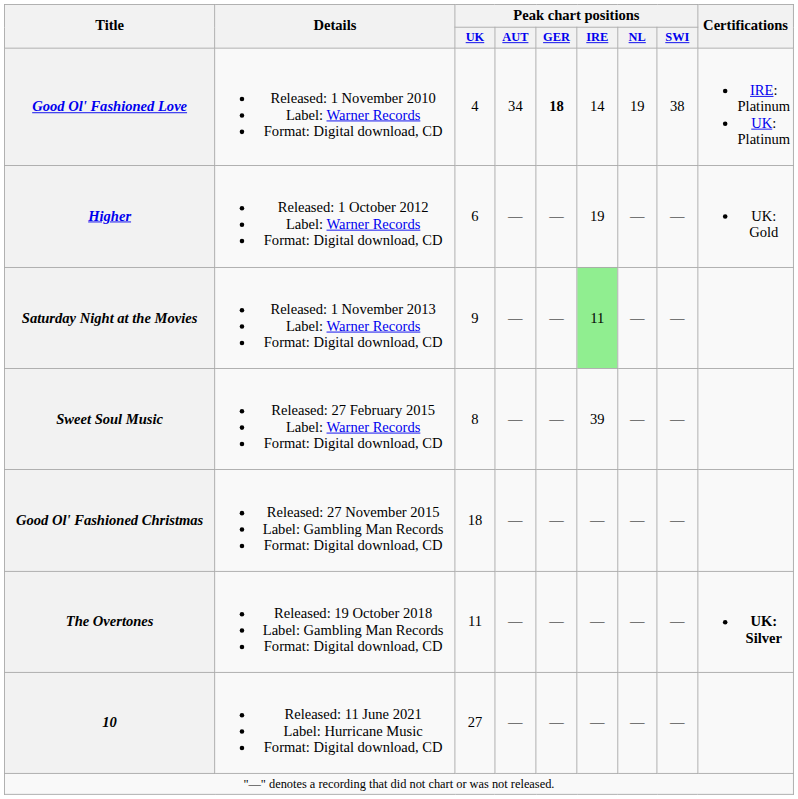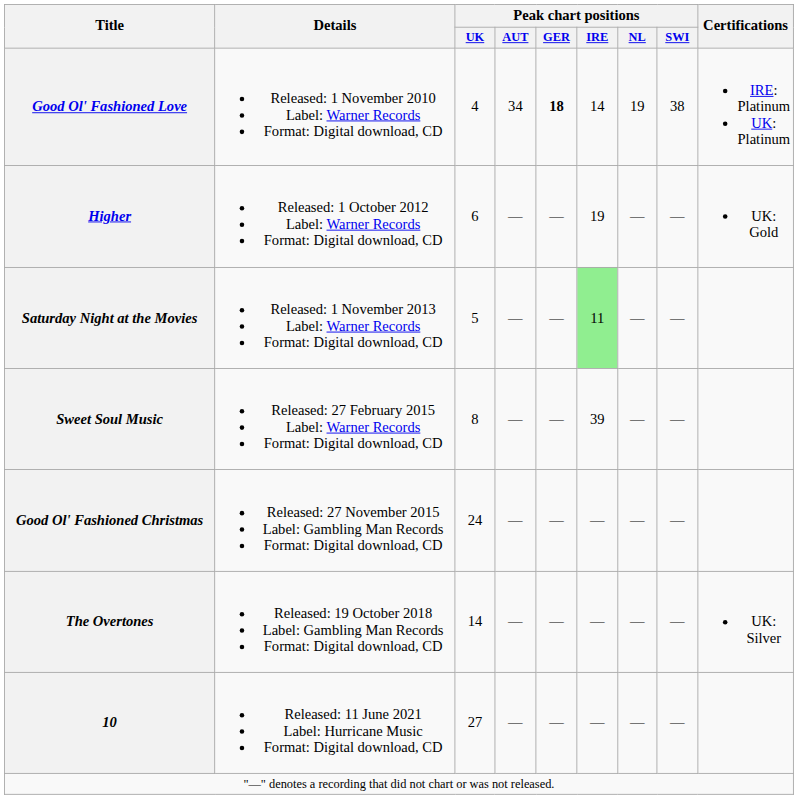(475, 317) 9 -> (475, 317) 5
(475, 520) 18 -> (475, 520) 24
(475, 621) 11 -> (475, 621) 14
(746, 630) bold -> (746, 630) normal
